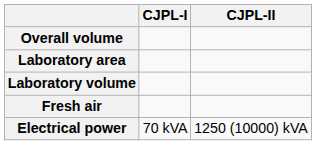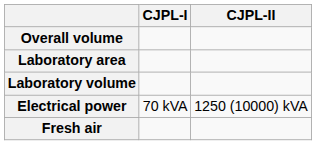rows swapped: (72, 128) <-> (72, 106)
